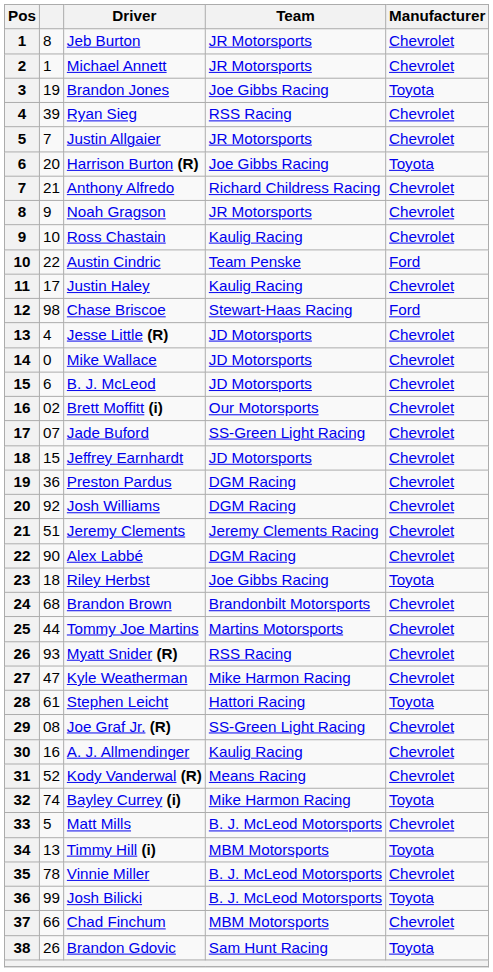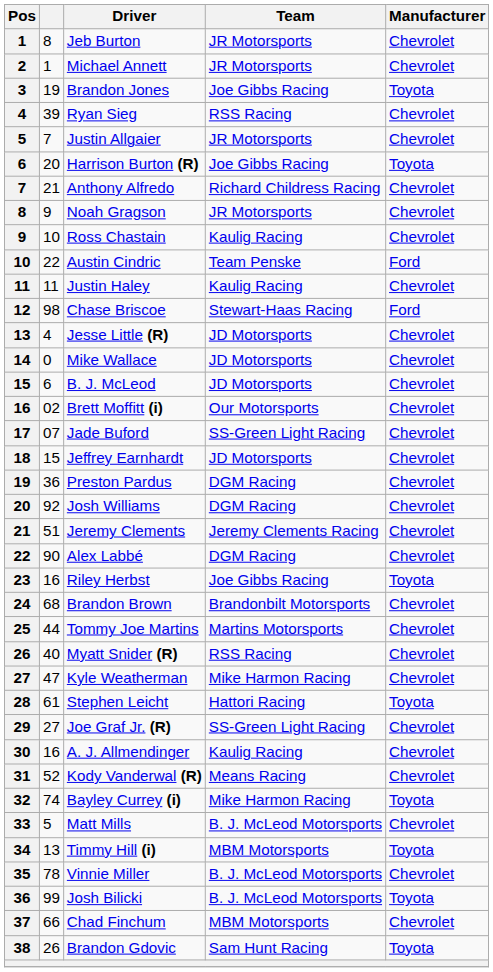(51, 285) 17 -> (51, 285) 11
(51, 579) 18 -> (51, 579) 16
(51, 653) 93 -> (51, 653) 40
(51, 726) 08 -> (51, 726) 27
